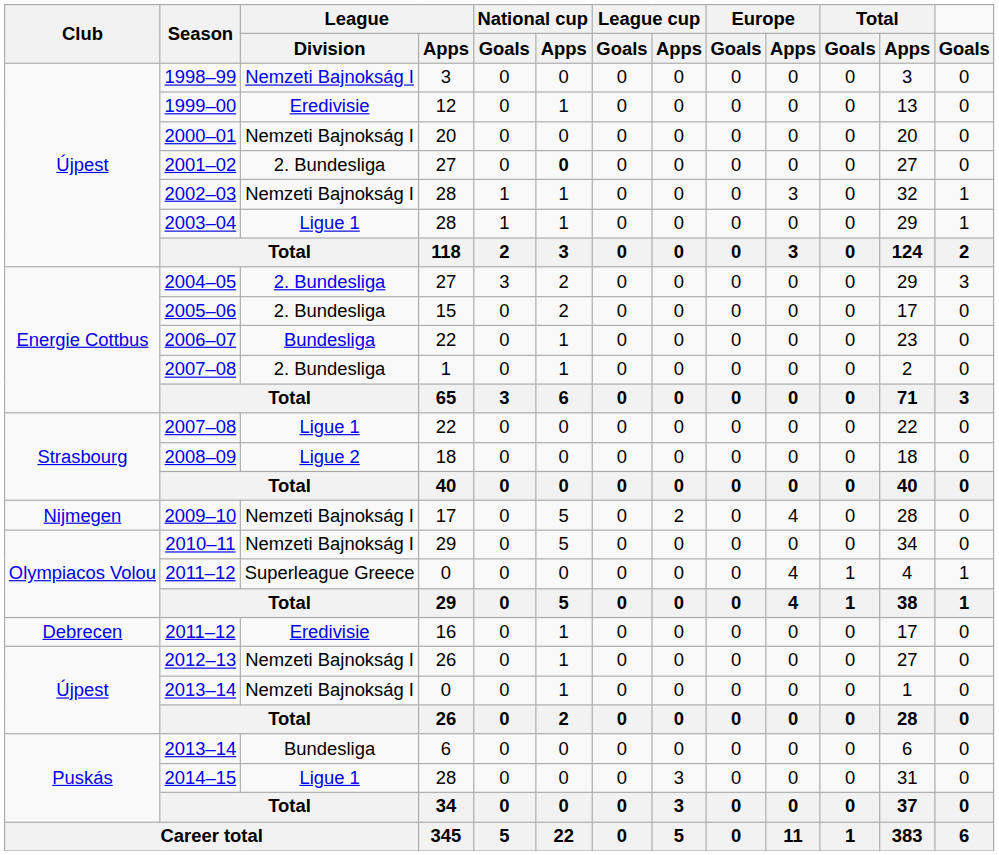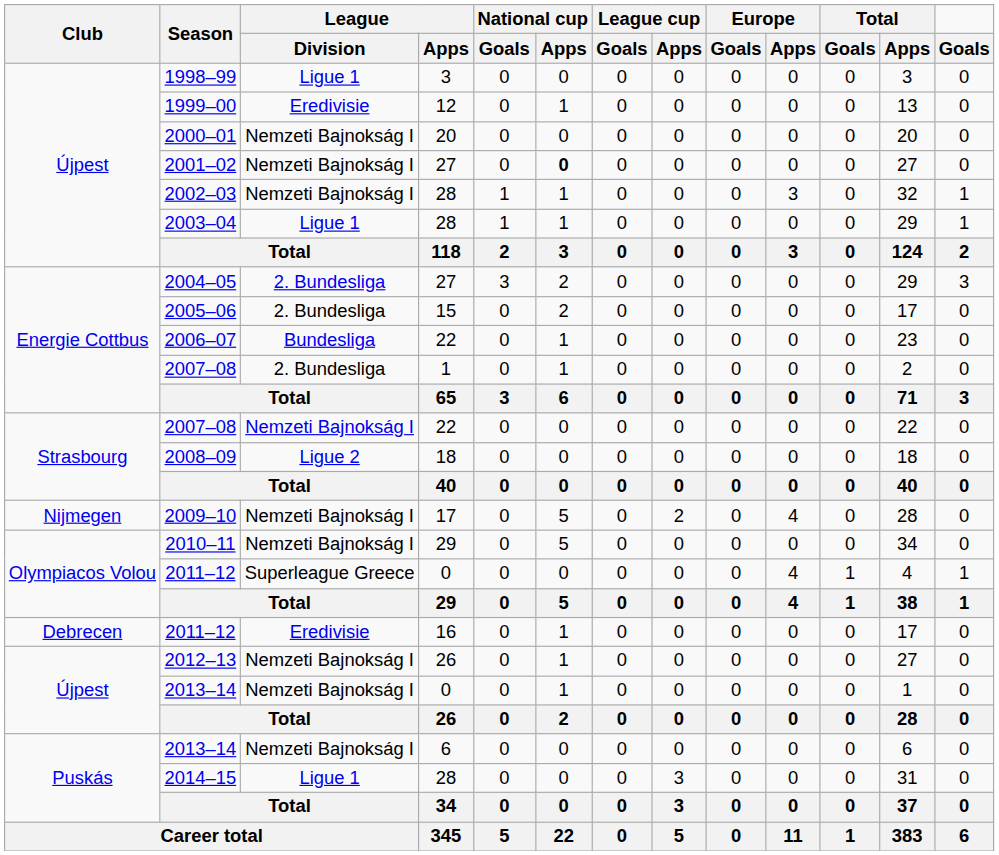(330, 77) Nemzeti Bajnokság I -> (330, 77) Ligue 1
(330, 164) 2. Bundesliga -> (330, 164) Nemzeti Bajnokság I
(330, 427) Ligue 1 -> (330, 427) Nemzeti Bajnokság I
(330, 748) Bundesliga -> (330, 748) Nemzeti Bajnokság I
